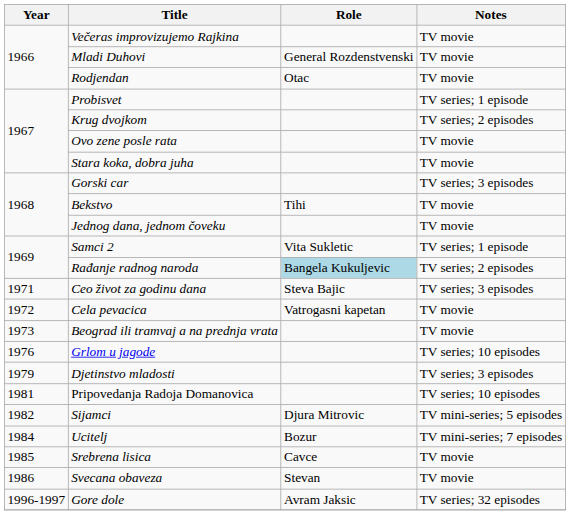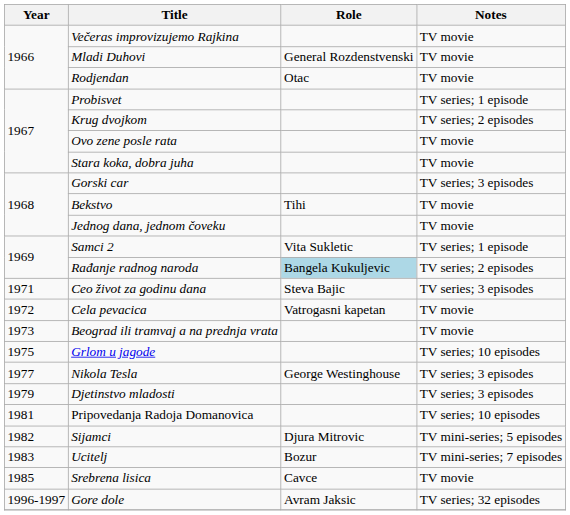(21, 352) 1976 -> (21, 352) 1975
+ row: (104, 373)
(21, 436) 1984 -> (21, 457) 1983
- row: (117, 478)
